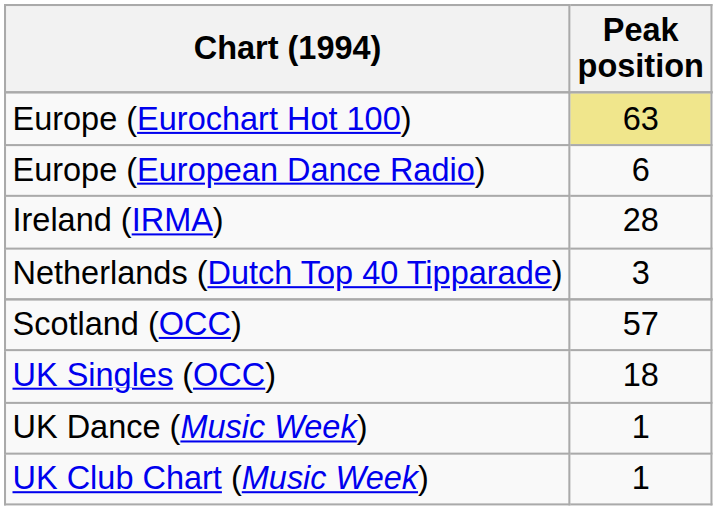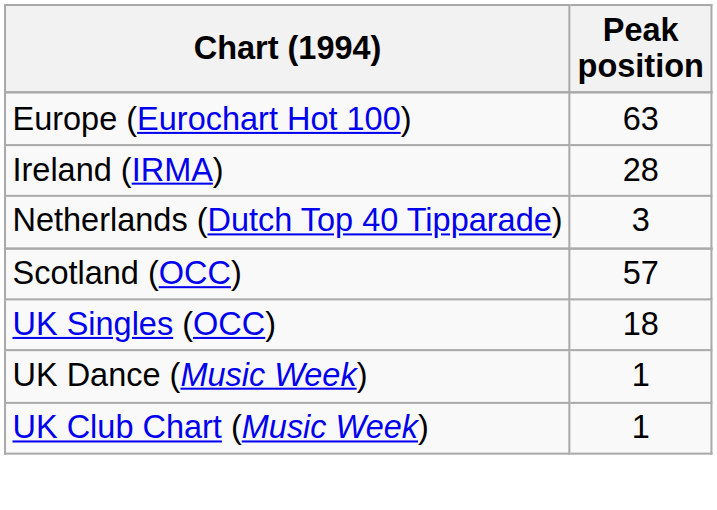(641, 118) khaki background -> (641, 118) no background
- row: (249, 169)
